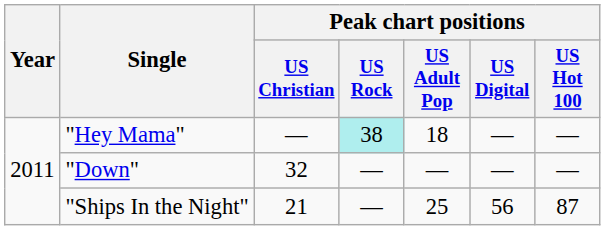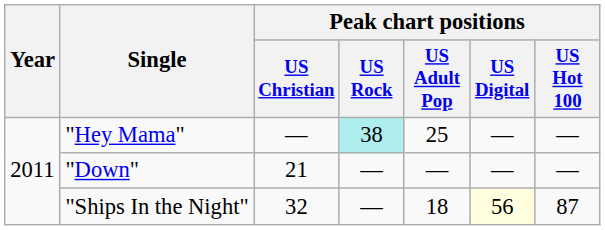(437, 134) 18 -> (437, 134) 25
(296, 170) 32 -> (296, 170) 21
(296, 206) 21 -> (296, 206) 32
(437, 206) 25 -> (437, 206) 18
(502, 206) no background -> (502, 206) lightyellow background
